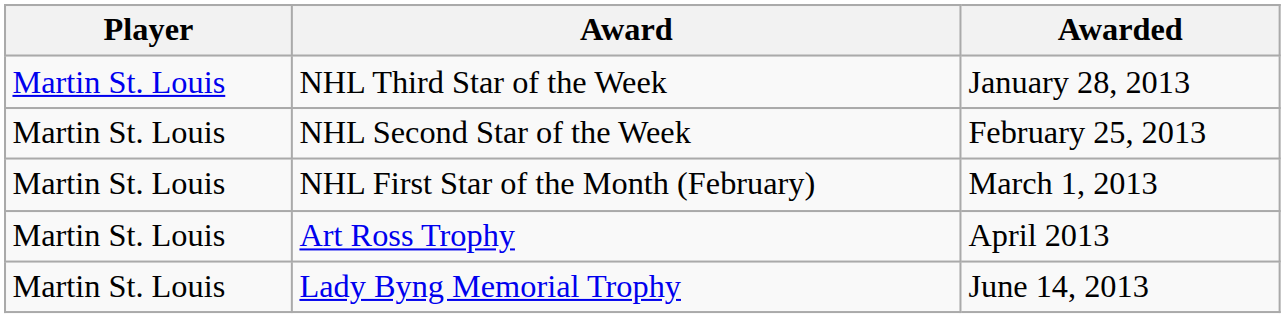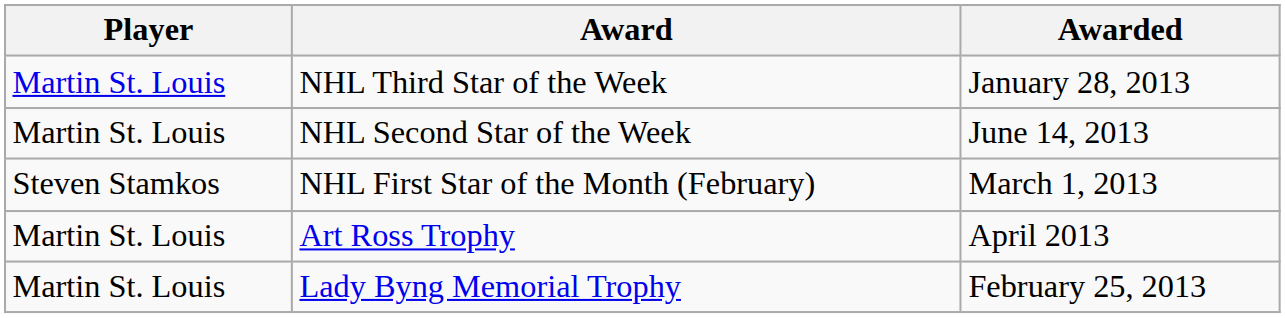(1087, 132) February 25, 2013 -> (1059, 132) June 14, 2013
(119, 183) Martin St. Louis -> (116, 183) Steven Stamkos
(1059, 286) June 14, 2013 -> (1087, 286) February 25, 2013
